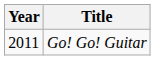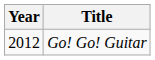(24, 42) 2011 -> (24, 42) 2012
